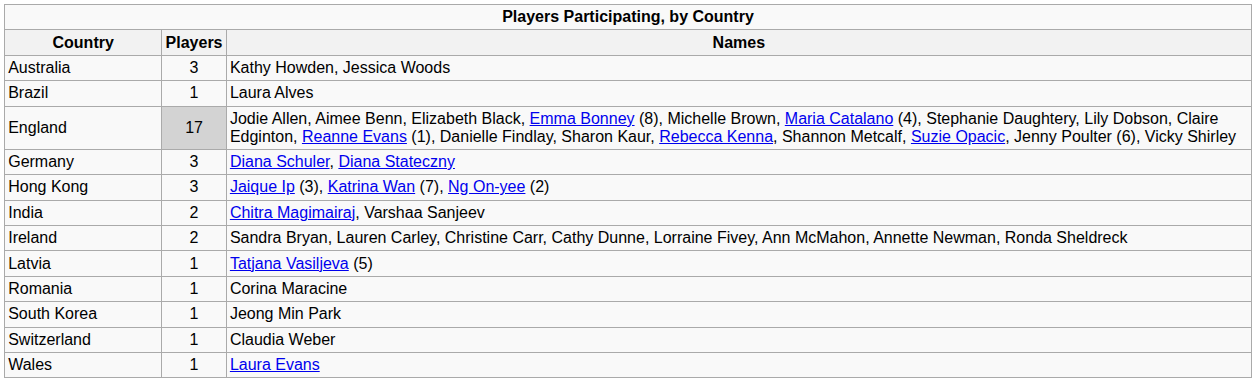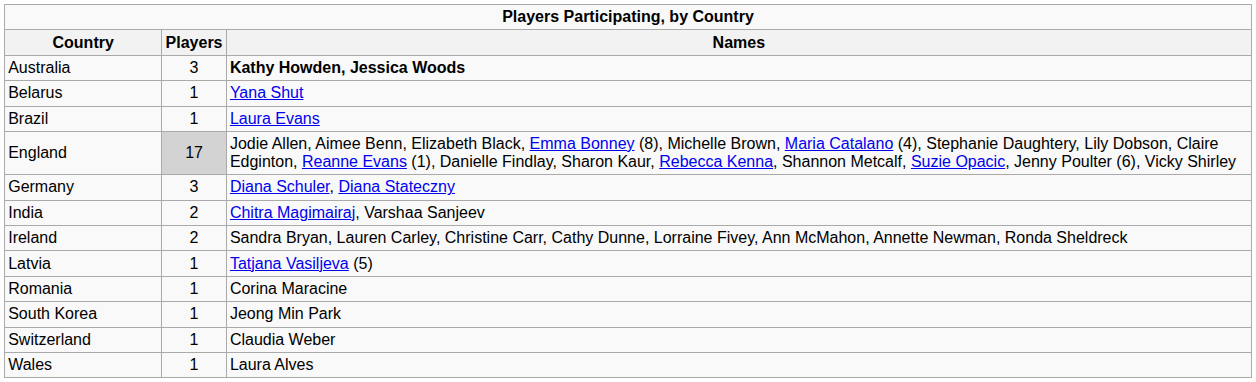(340, 67) normal -> (348, 67) bold
+ row: (35, 93)
(272, 93) Laura Alves -> (275, 118) Laura Evans
- row: (48, 187)
(275, 365) Laura Evans -> (272, 365) Laura Alves
